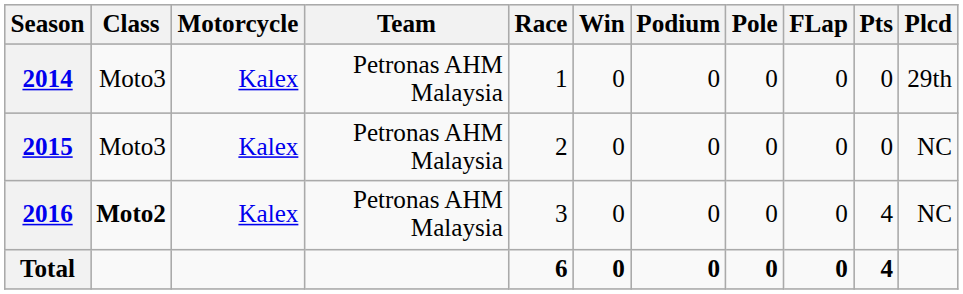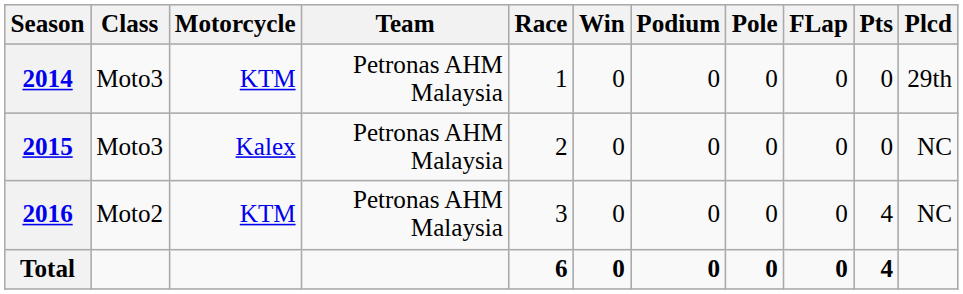(268, 78) Kalex -> (268, 78) KTM
(131, 214) bold -> (130, 214) normal
(268, 214) Kalex -> (268, 214) KTM
